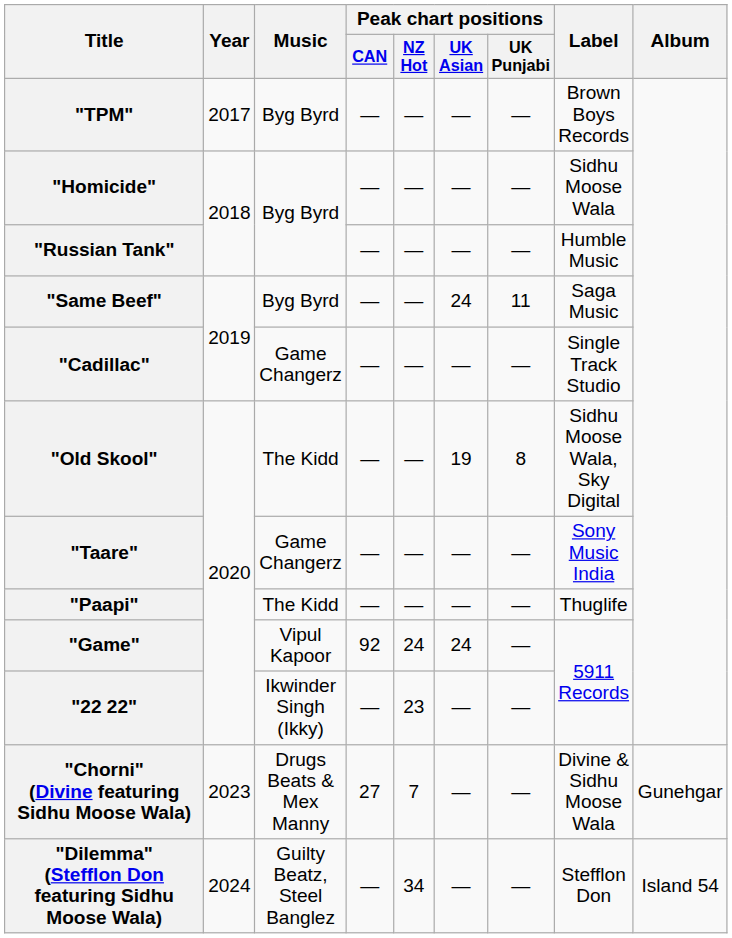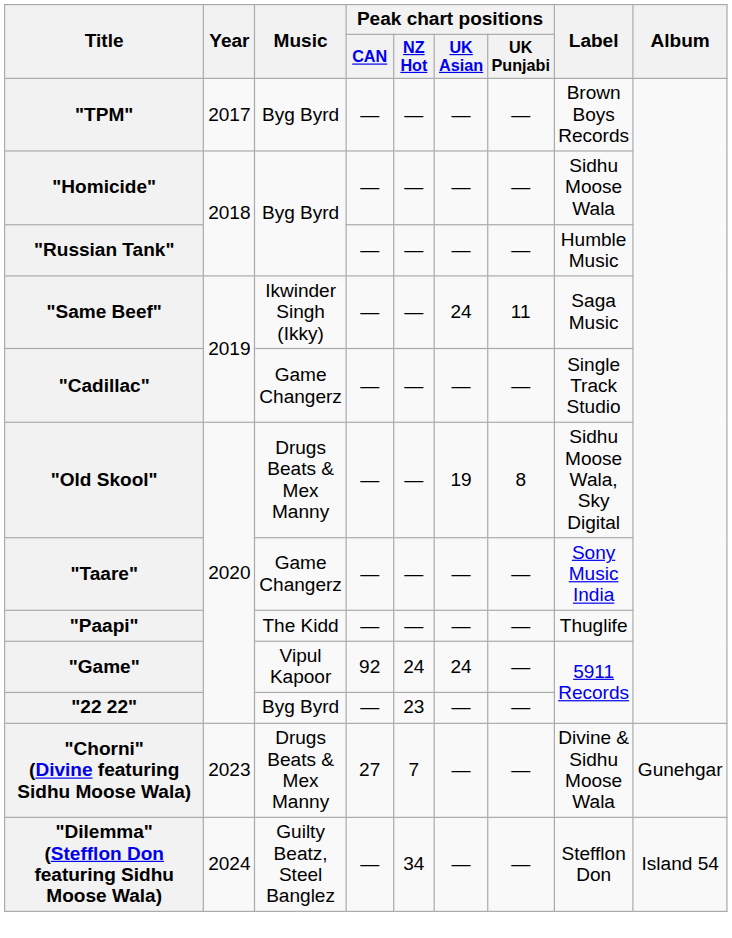(301, 301) Byg Byrd -> (301, 312) Ikwinder Singh (Ikky)
(301, 458) The Kidd -> (301, 479) Drugs Beats & Mex Manny
(301, 707) Ikwinder Singh (Ikky) -> (301, 707) Byg Byrd
